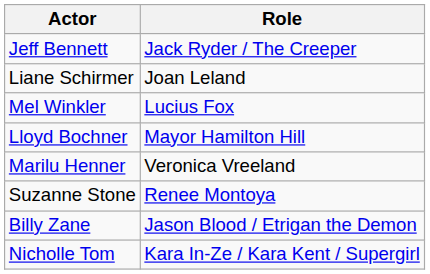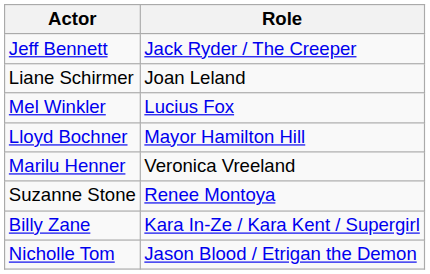(281, 225) Jason Blood / Etrigan the Demon -> (282, 225) Kara In-Ze / Kara Kent / Supergirl
(282, 254) Kara In-Ze / Kara Kent / Supergirl -> (281, 254) Jason Blood / Etrigan the Demon
